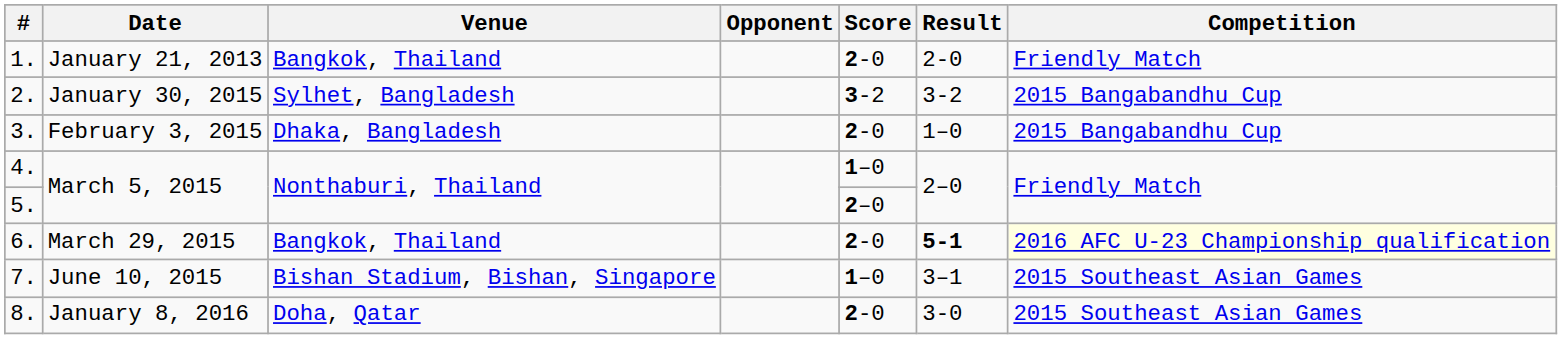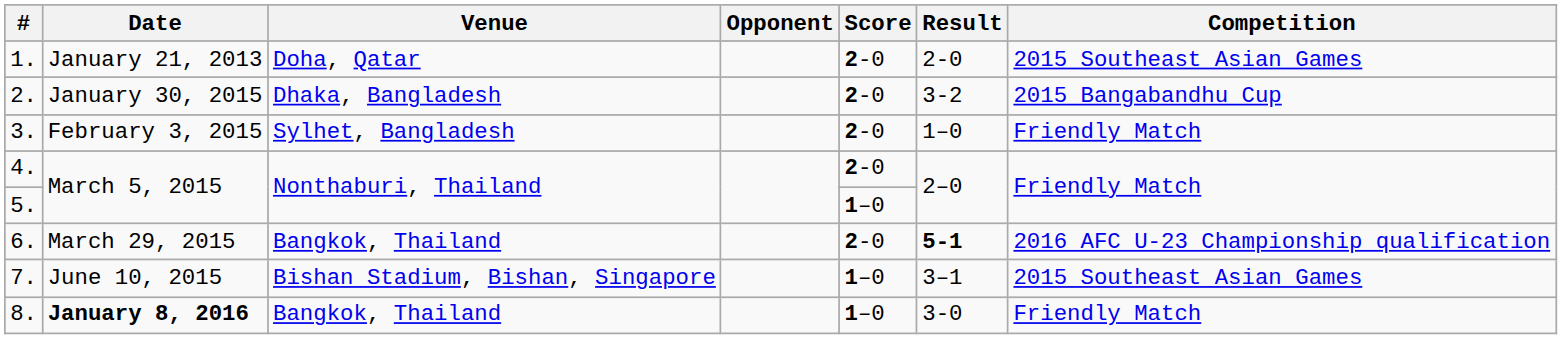(387, 60) Bangkok, Thailand -> (347, 60) Doha, Qatar
(1107, 60) Friendly Match -> (1188, 60) 2015 Southeast Asian Games
(394, 96) Sylhet, Bangladesh -> (387, 96) Dhaka, Bangladesh
(865, 96) 3-2 -> (865, 96) 2-0
(387, 132) Dhaka, Bangladesh -> (394, 132) Sylhet, Bangladesh
(1148, 132) 2015 Bangabandhu Cup -> (1107, 132) Friendly Match
(865, 169) 1–0 -> (865, 169) 2-0
(865, 205) 2–0 -> (865, 205) 1–0
(1282, 242) lightyellow background -> (1282, 242) no background
(148, 315) normal -> (148, 315) bold
(347, 315) Doha, Qatar -> (387, 315) Bangkok, Thailand
(865, 315) 2-0 -> (865, 315) 1–0
(1188, 315) 2015 Southeast Asian Games -> (1107, 315) Friendly Match
